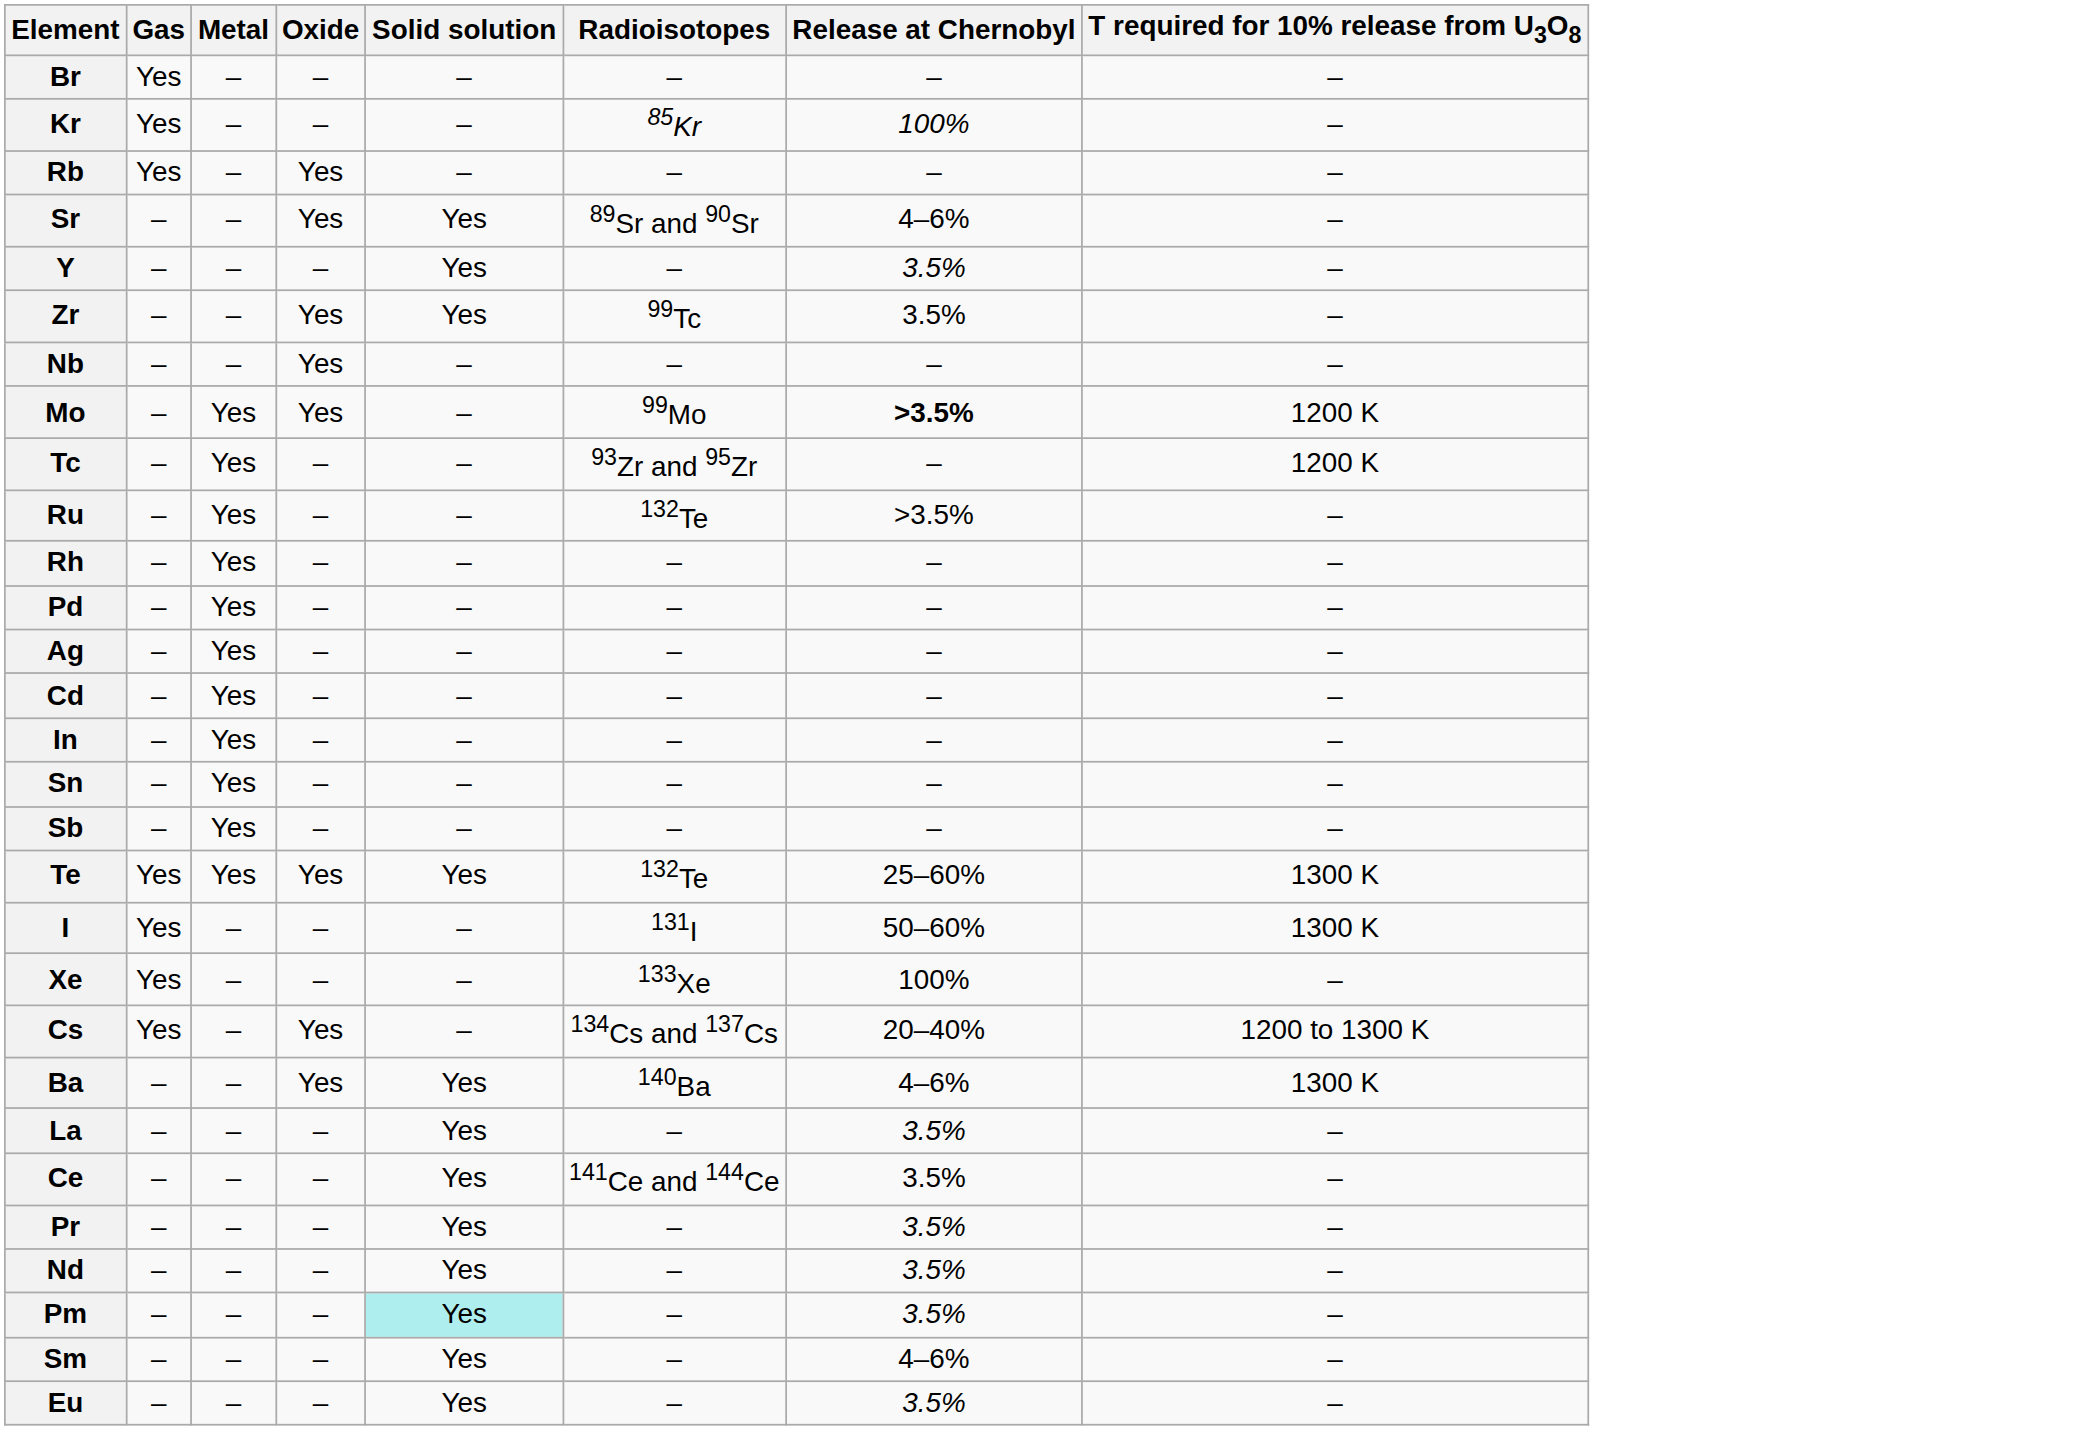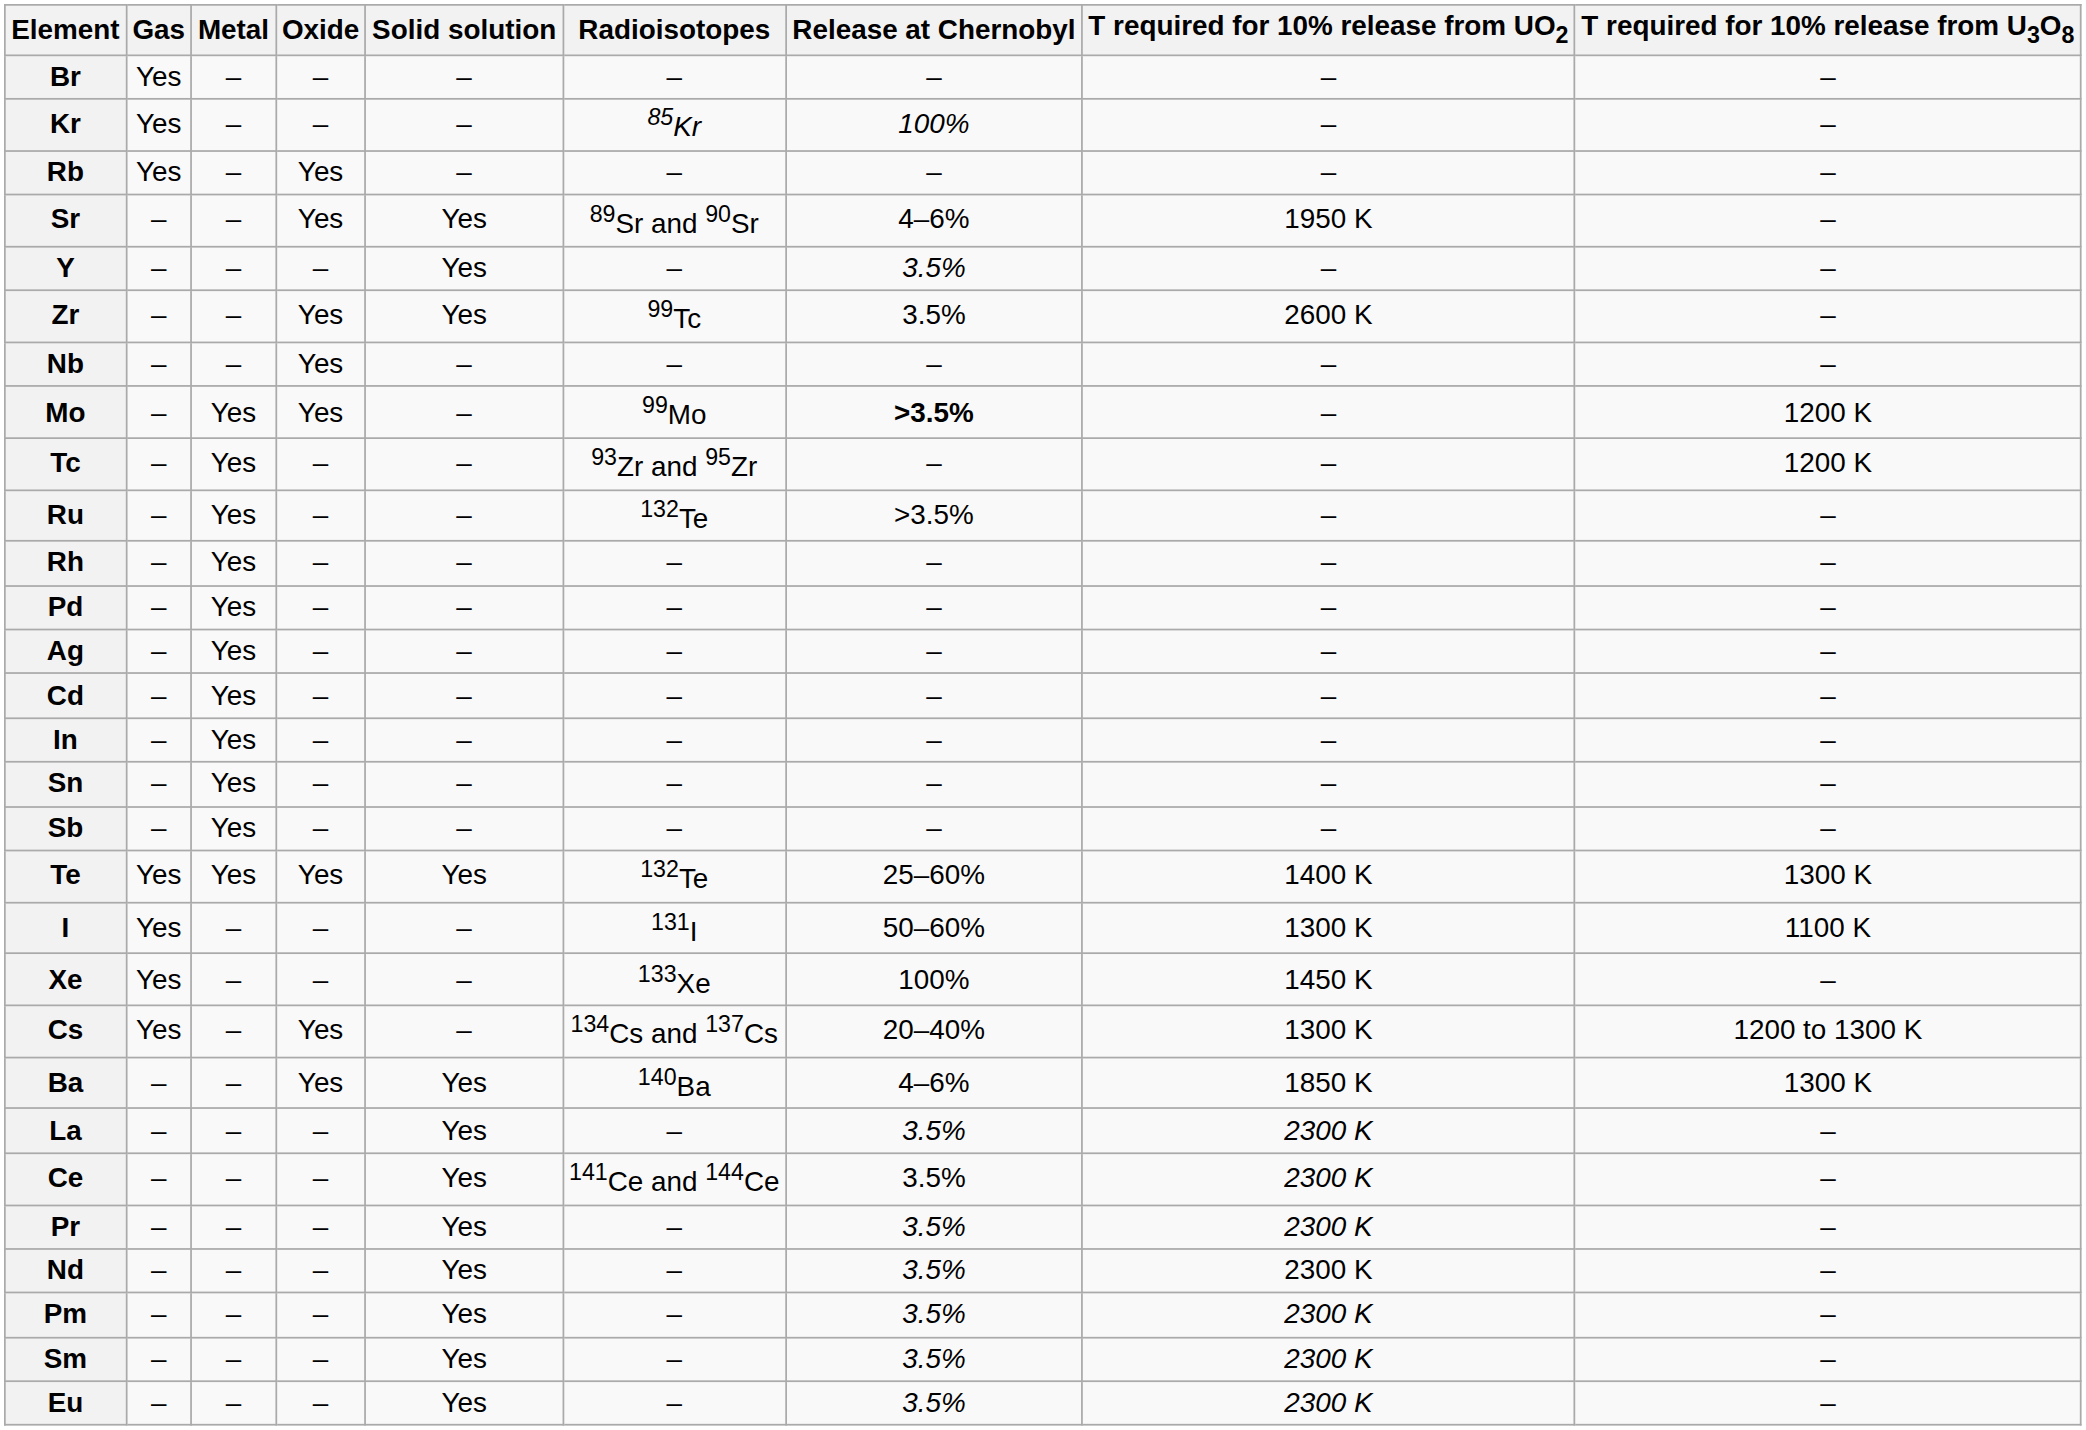+ column: (1328, 30)
(1335, 927) 1300 K -> (1828, 927) 1100 K
(464, 1314) paleturquoise background -> (464, 1314) no background
(934, 1358) 4–6% -> (934, 1358) 3.5%
